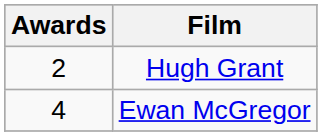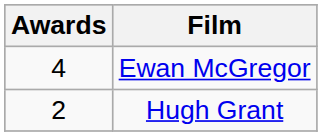rows swapped: (215, 109) <-> (215, 67)
